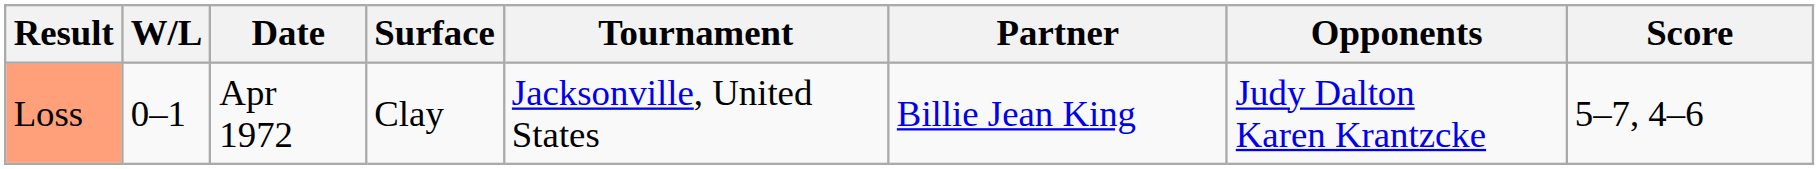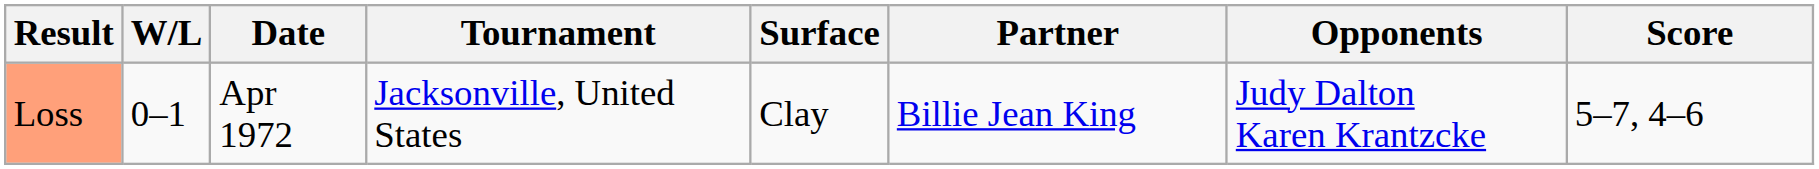columns swapped: (696, 33) <-> (435, 33)
